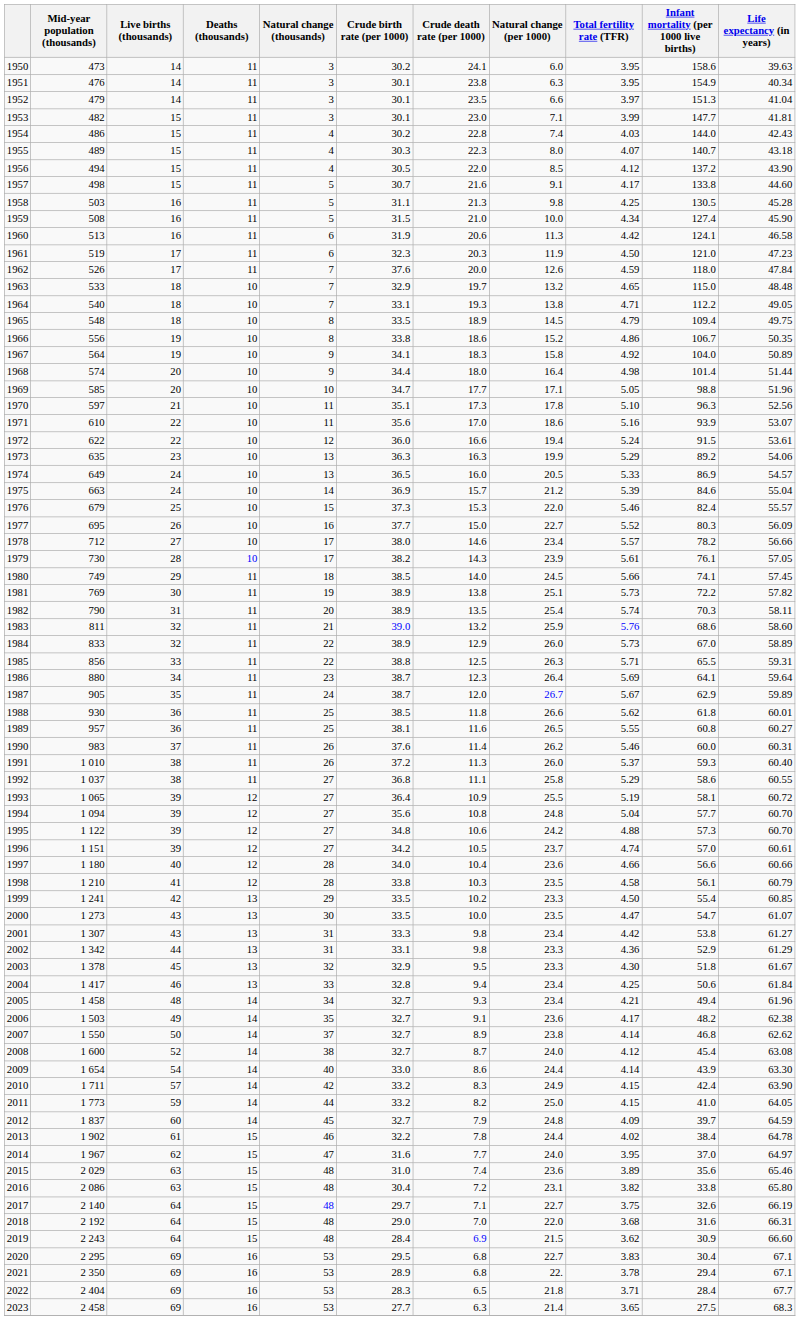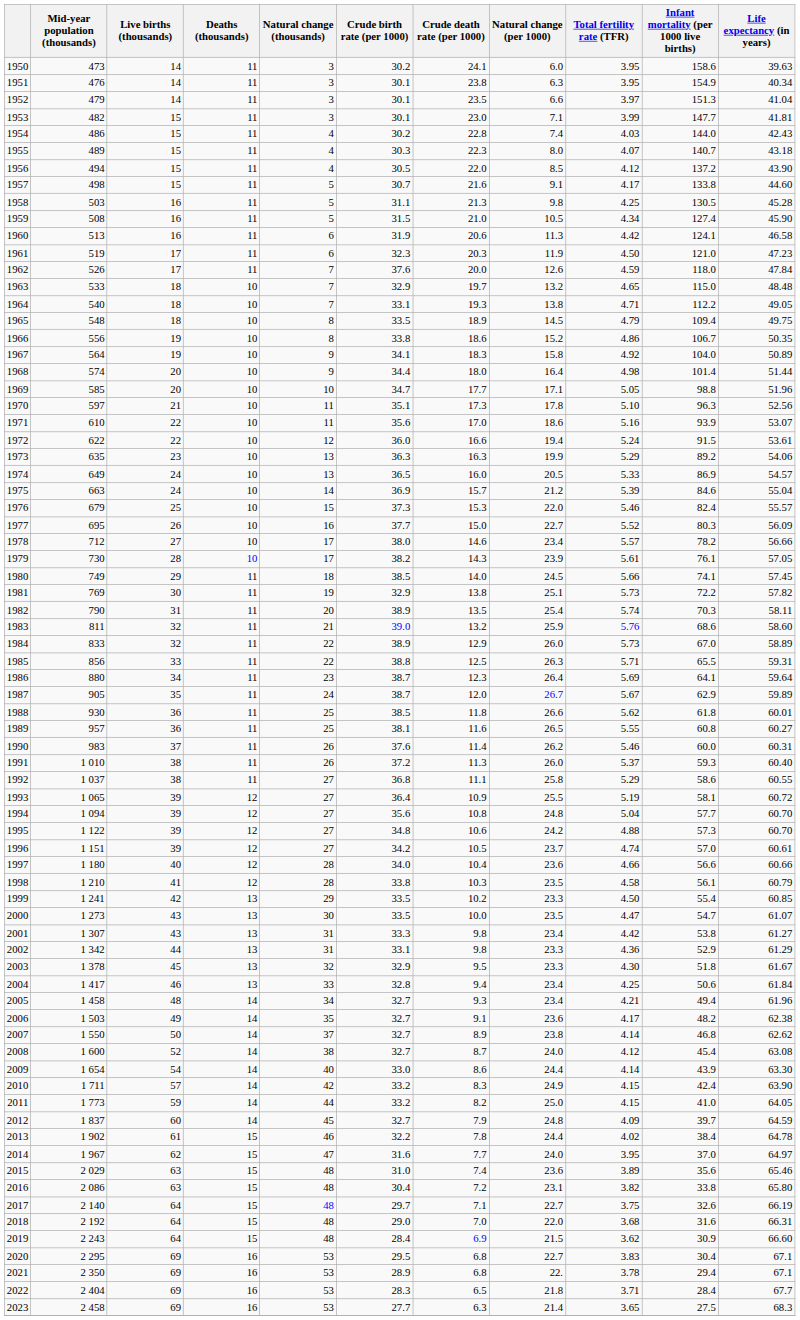(554, 219) 10.0 -> (554, 219) 10.5
(401, 593) 38.9 -> (401, 593) 32.9
